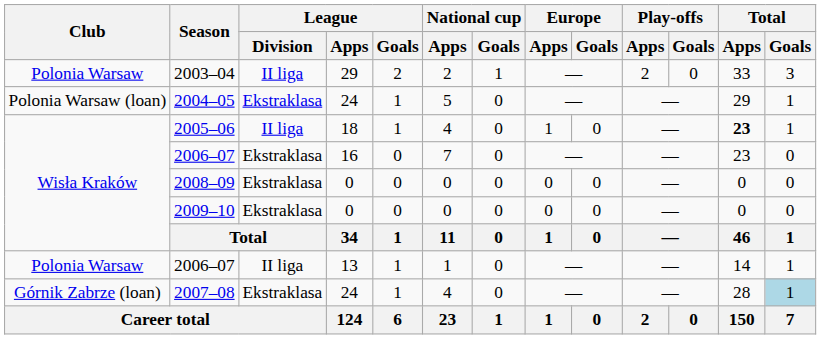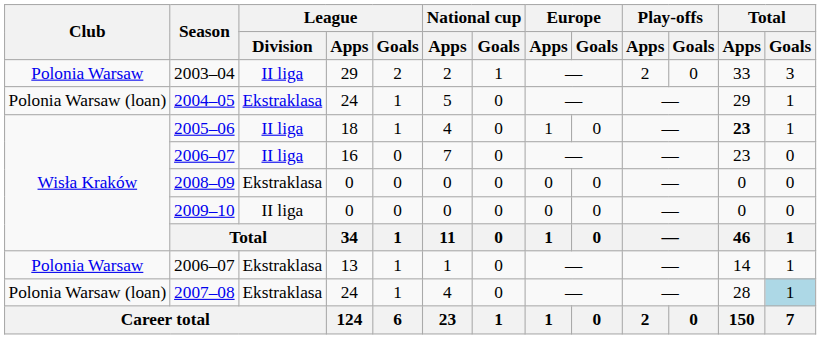(282, 155) Ekstraklasa -> (282, 155) II liga
(282, 210) Ekstraklasa -> (282, 210) II liga
(282, 264) II liga -> (282, 264) Ekstraklasa
(87, 292) Górnik Zabrze (loan) -> (87, 292) Polonia Warsaw (loan)
